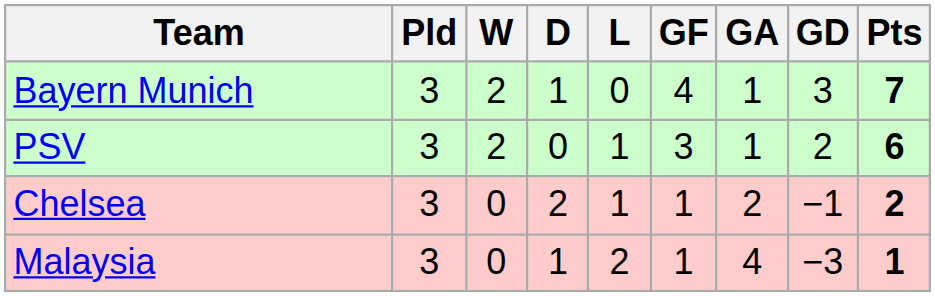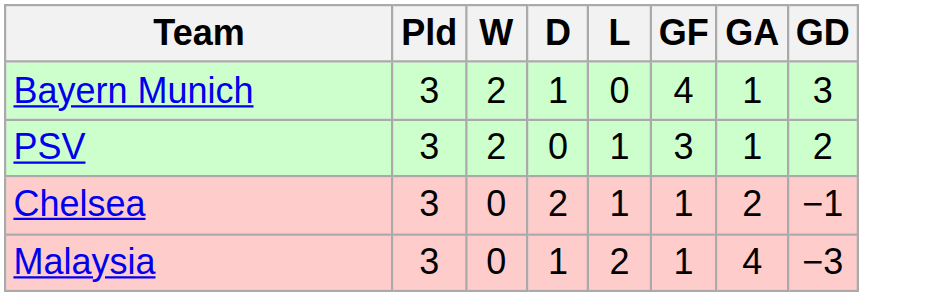- column: (894, 33)
